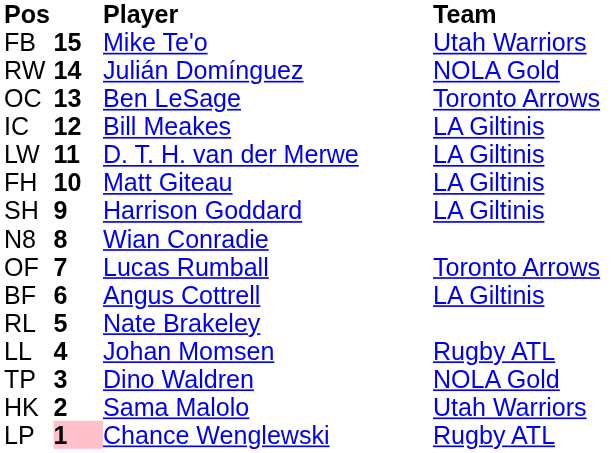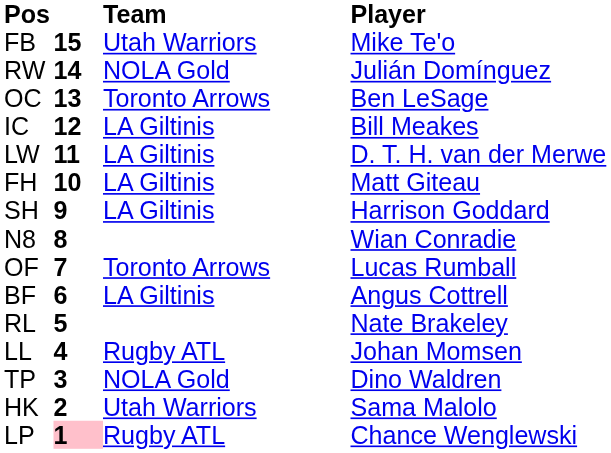columns swapped: (141, 14) <-> (465, 14)
